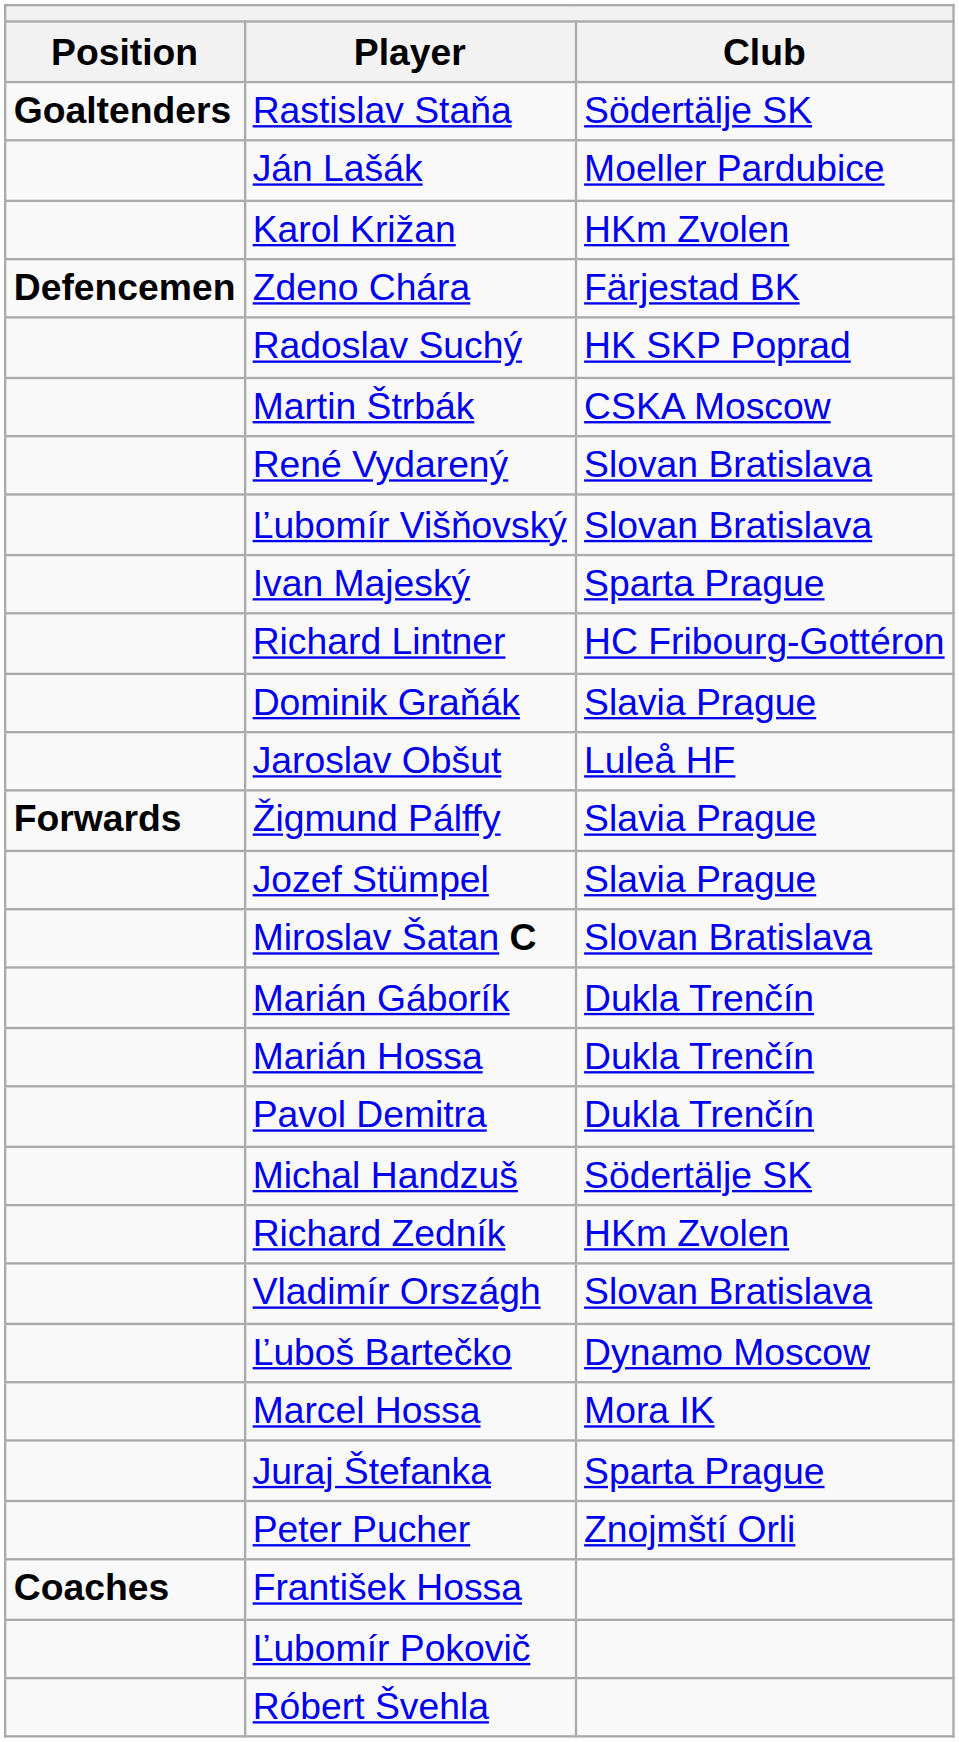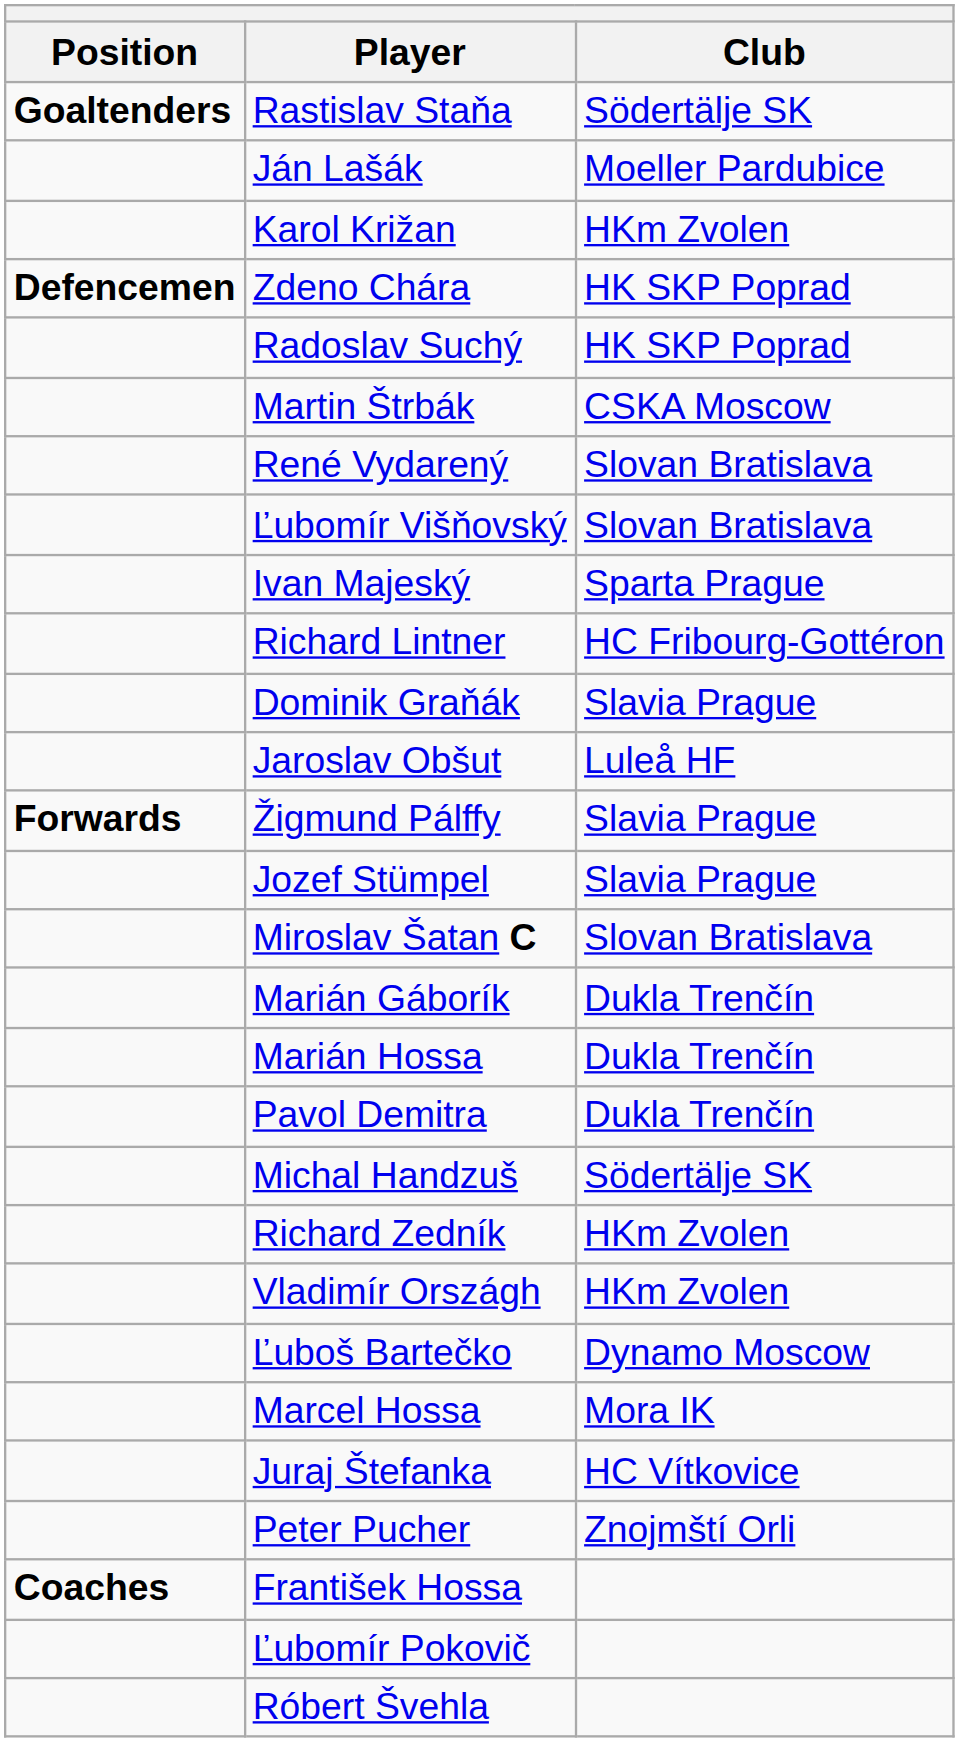(692, 287) Färjestad BK -> (717, 287) HK SKP Poprad
(728, 1292) Slovan Bratislava -> (687, 1292) HKm Zvolen
(704, 1470) Sparta Prague -> (692, 1470) HC Vítkovice
